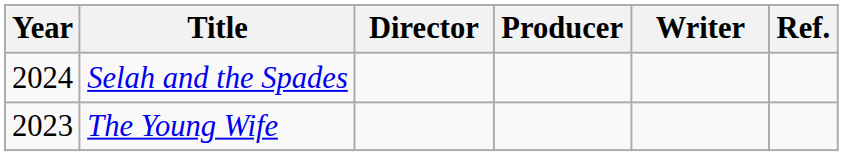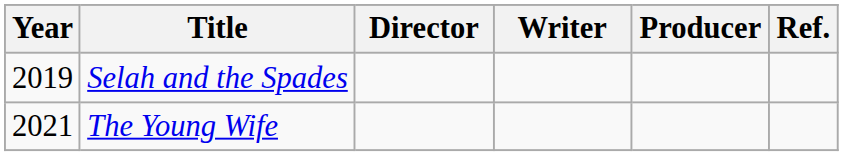columns swapped: (700, 28) <-> (562, 28)
(43, 77) 2024 -> (43, 77) 2019
(43, 125) 2023 -> (43, 125) 2021
